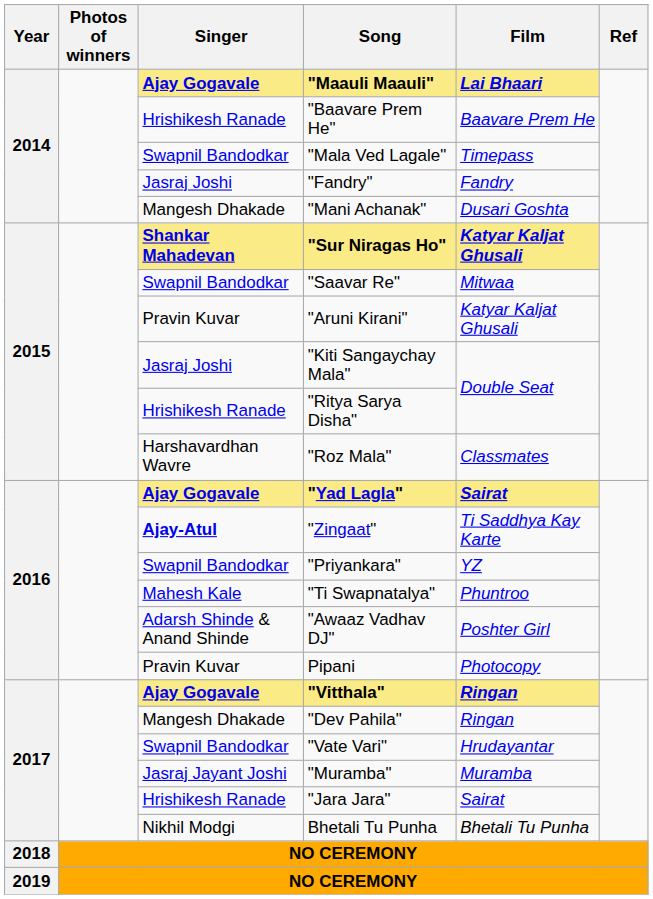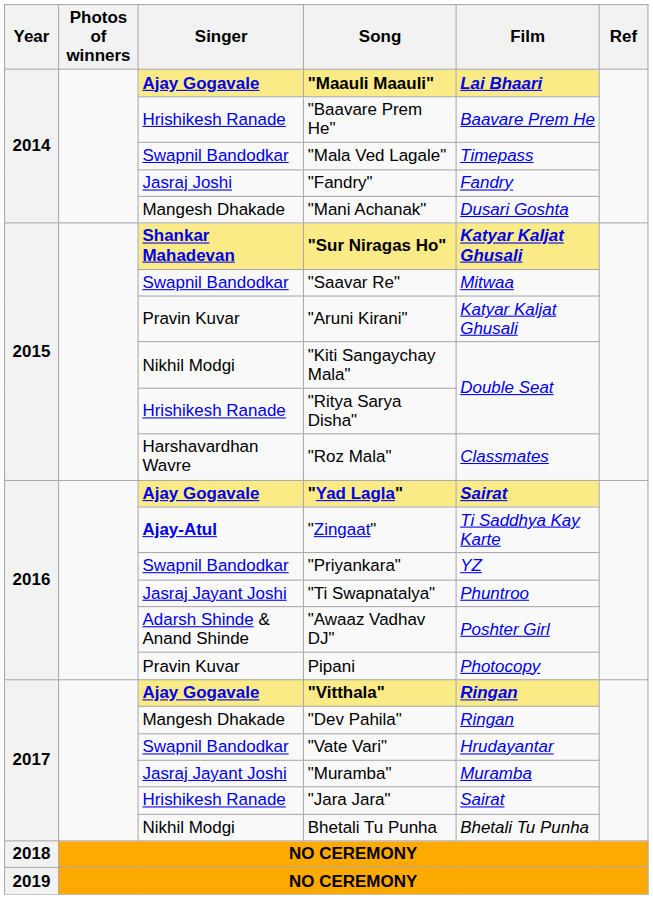(187, 364) Jasraj Joshi -> (189, 364) Nikhil Modgi
(192, 593) Mahesh Kale -> (215, 593) Jasraj Jayant Joshi
